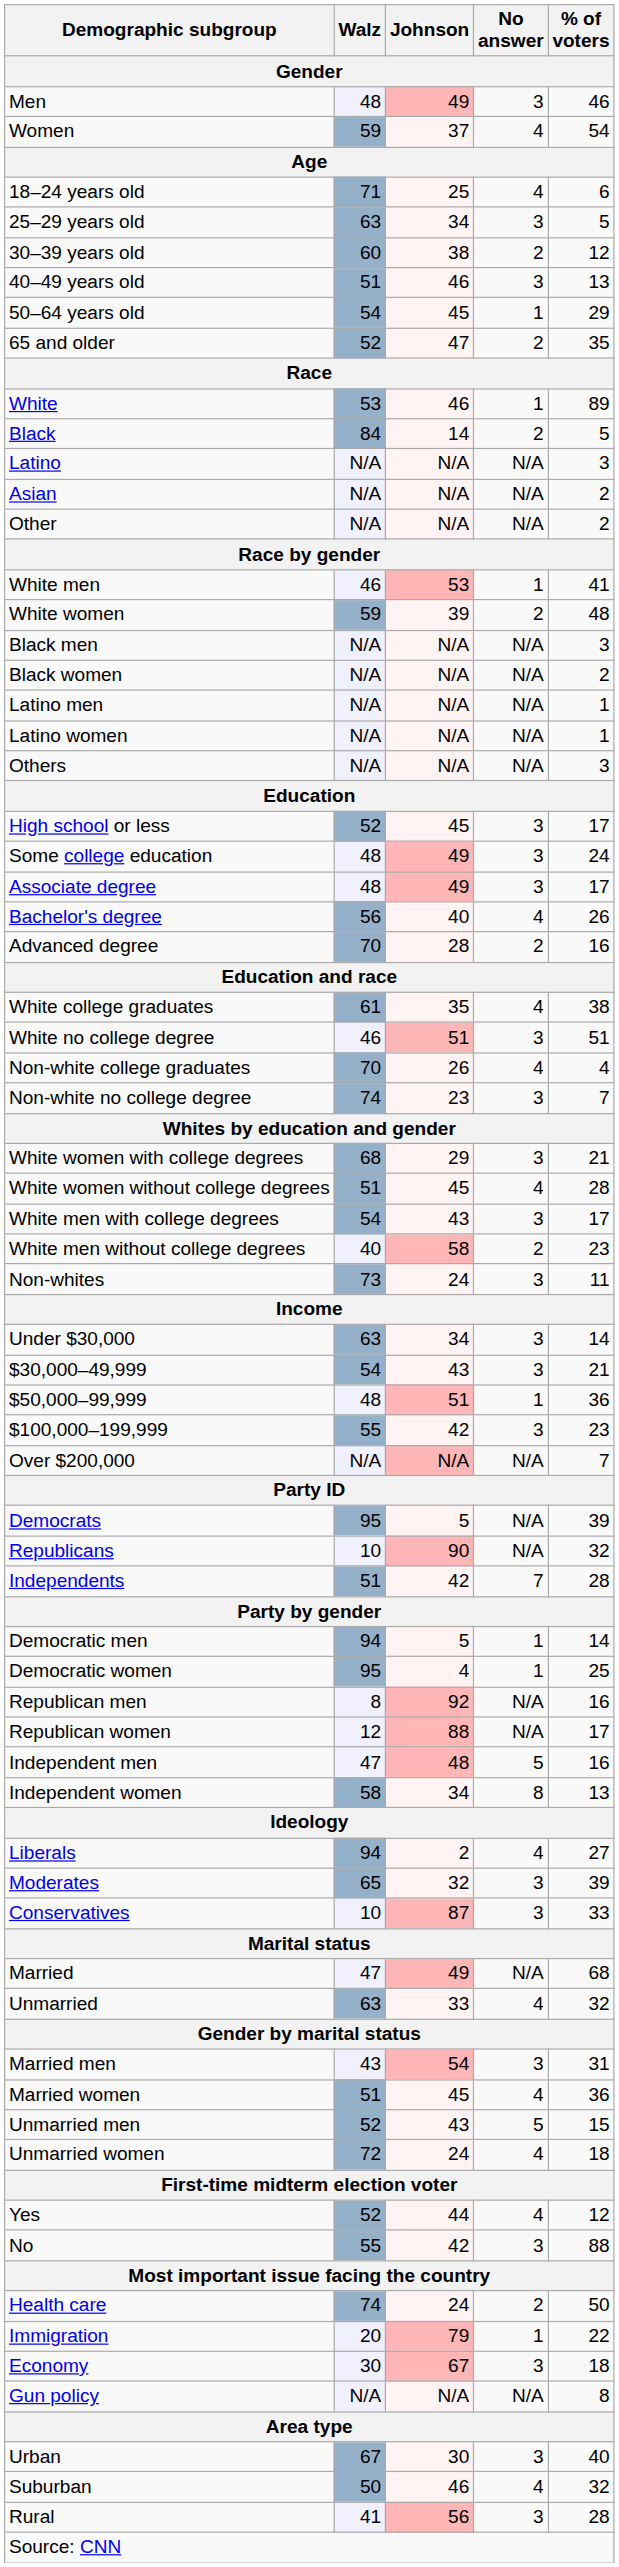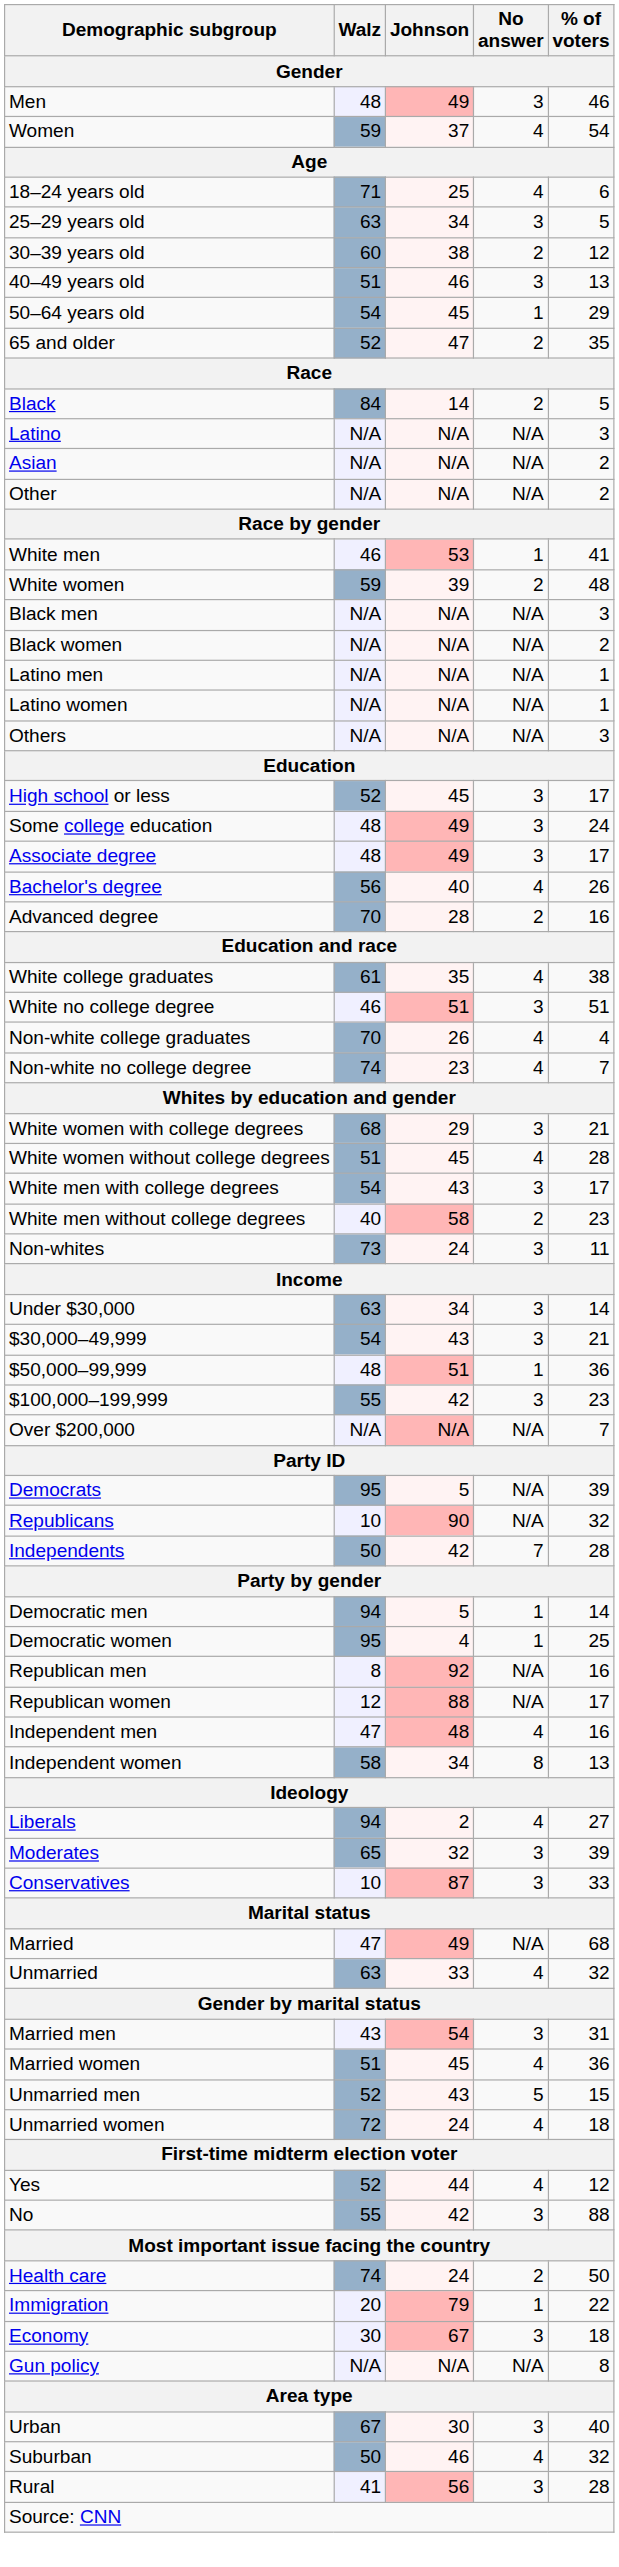- row: (33, 403)
(538, 1097) 3 -> (538, 1067) 4
(371, 1581) 51 -> (371, 1550) 50
(538, 1762) 5 -> (538, 1732) 4
